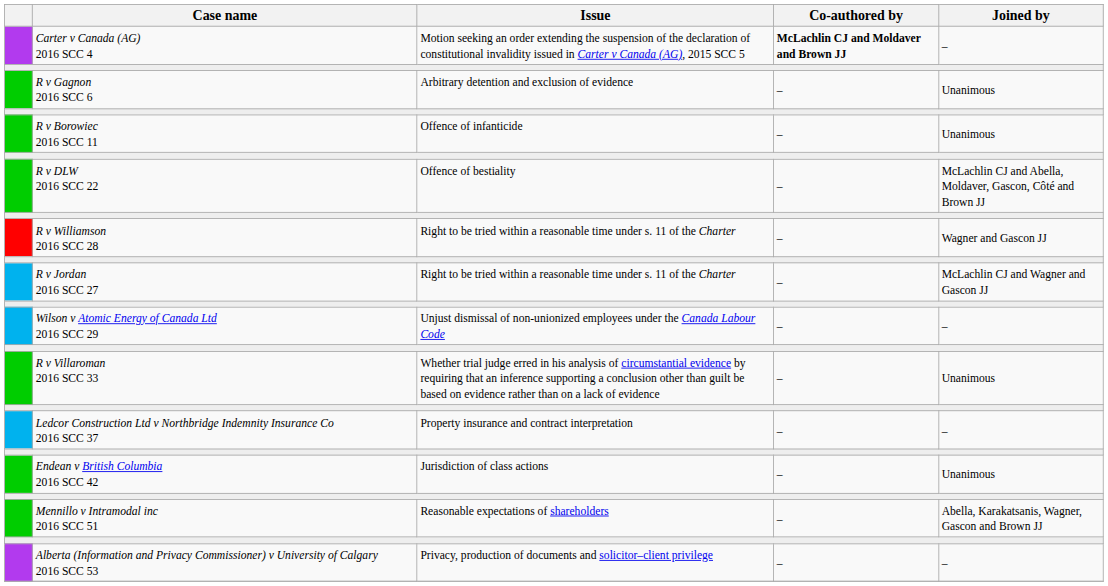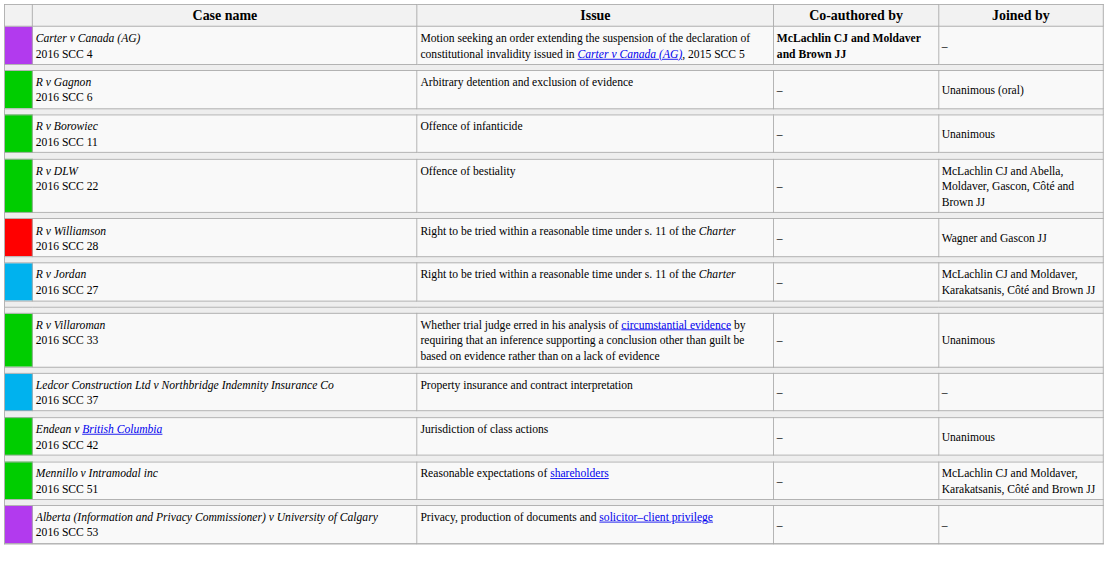(968, 90) Unanimous -> (983, 90) Unanimous (oral)
(1014, 282) McLachlin CJ and Wagner and Gascon JJ -> (1018, 282) McLachlin CJ and Moldaver, Karakatsanis, Côté and Brown JJ
- row: (126, 326)
(1012, 519) Abella, Karakatsanis, Wagner, Gascon and Brown JJ -> (1018, 481) McLachlin CJ and Moldaver, Karakatsanis, Côté and Brown JJ
